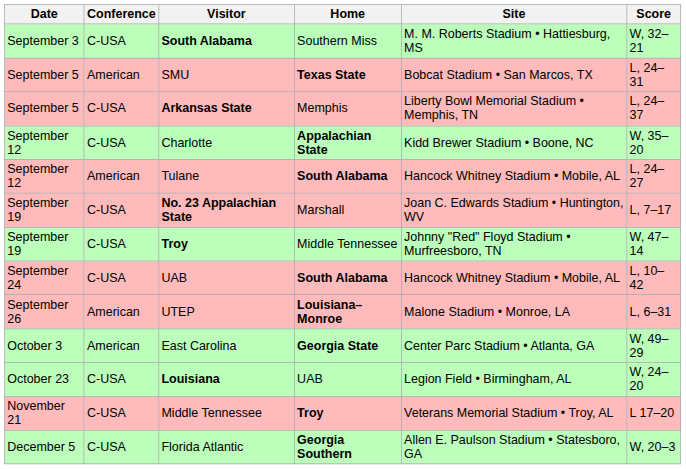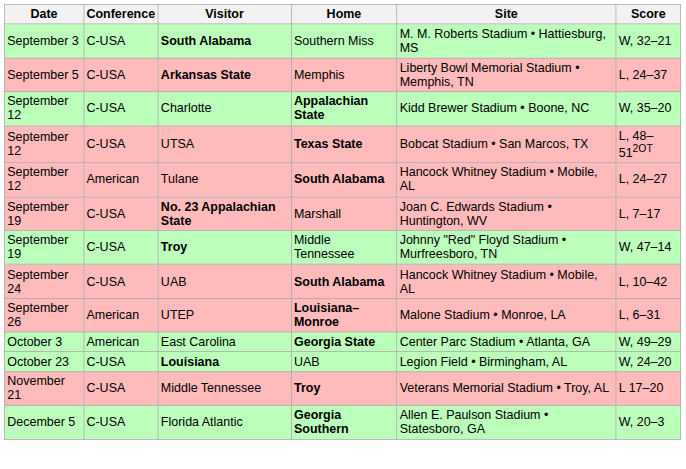- row: (175, 75)
+ row: (178, 144)
